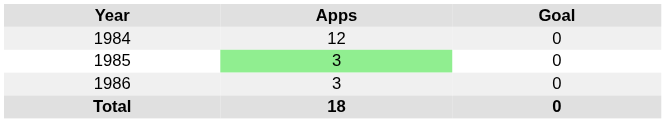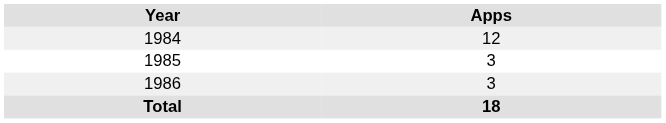- column: (557, 15)
(337, 61) lightgreen background -> (491, 61) no background
